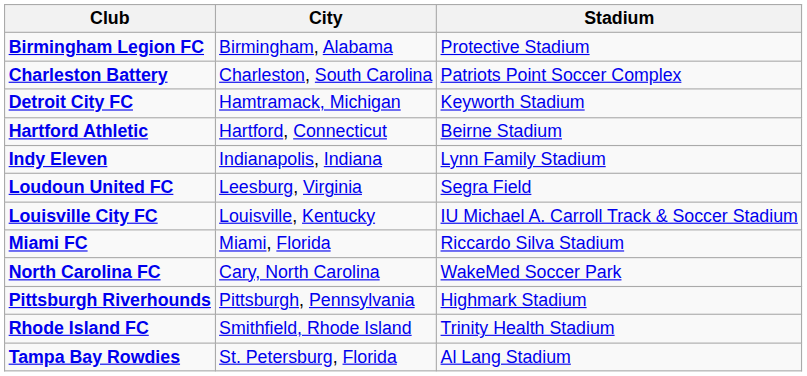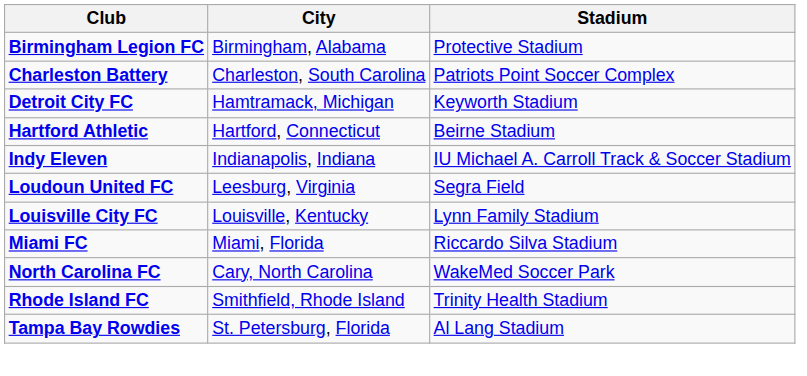(523, 159) Lynn Family Stadium -> (612, 159) IU Michael A. Carroll Track & Soccer Stadium
(619, 215) IU Michael A. Carroll Track & Soccer Stadium -> (516, 215) Lynn Family Stadium
- row: (110, 300)
